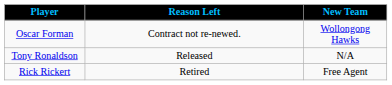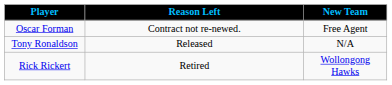(345, 34) Wollongong Hawks -> (345, 28) Free Agent
(345, 71) Free Agent -> (345, 66) Wollongong Hawks
